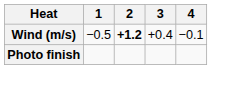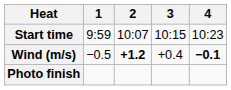+ row: (44, 34)
(191, 34) normal -> (208, 54) bold
